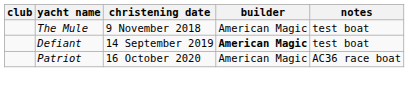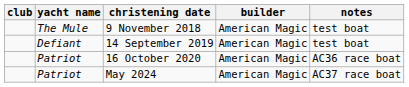(263, 43) bold -> (263, 43) normal
+ row: (131, 74)
